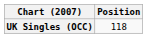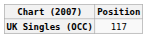(119, 26) 118 -> (119, 26) 117
